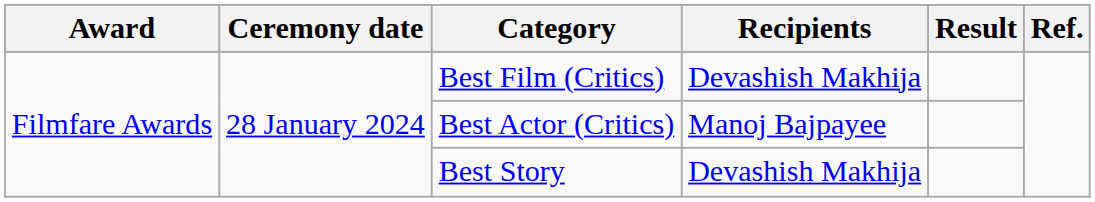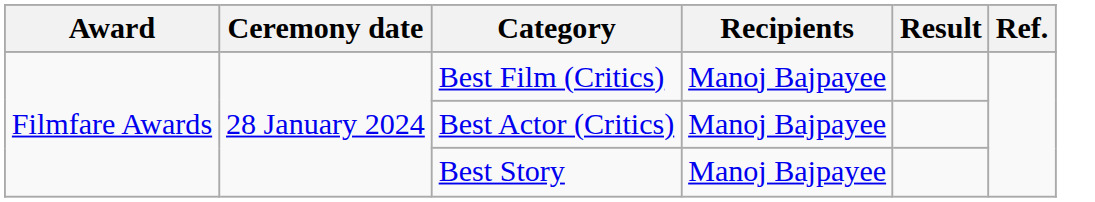(805, 76) Devashish Makhija -> (787, 76) Manoj Bajpayee
(805, 171) Devashish Makhija -> (787, 171) Manoj Bajpayee
